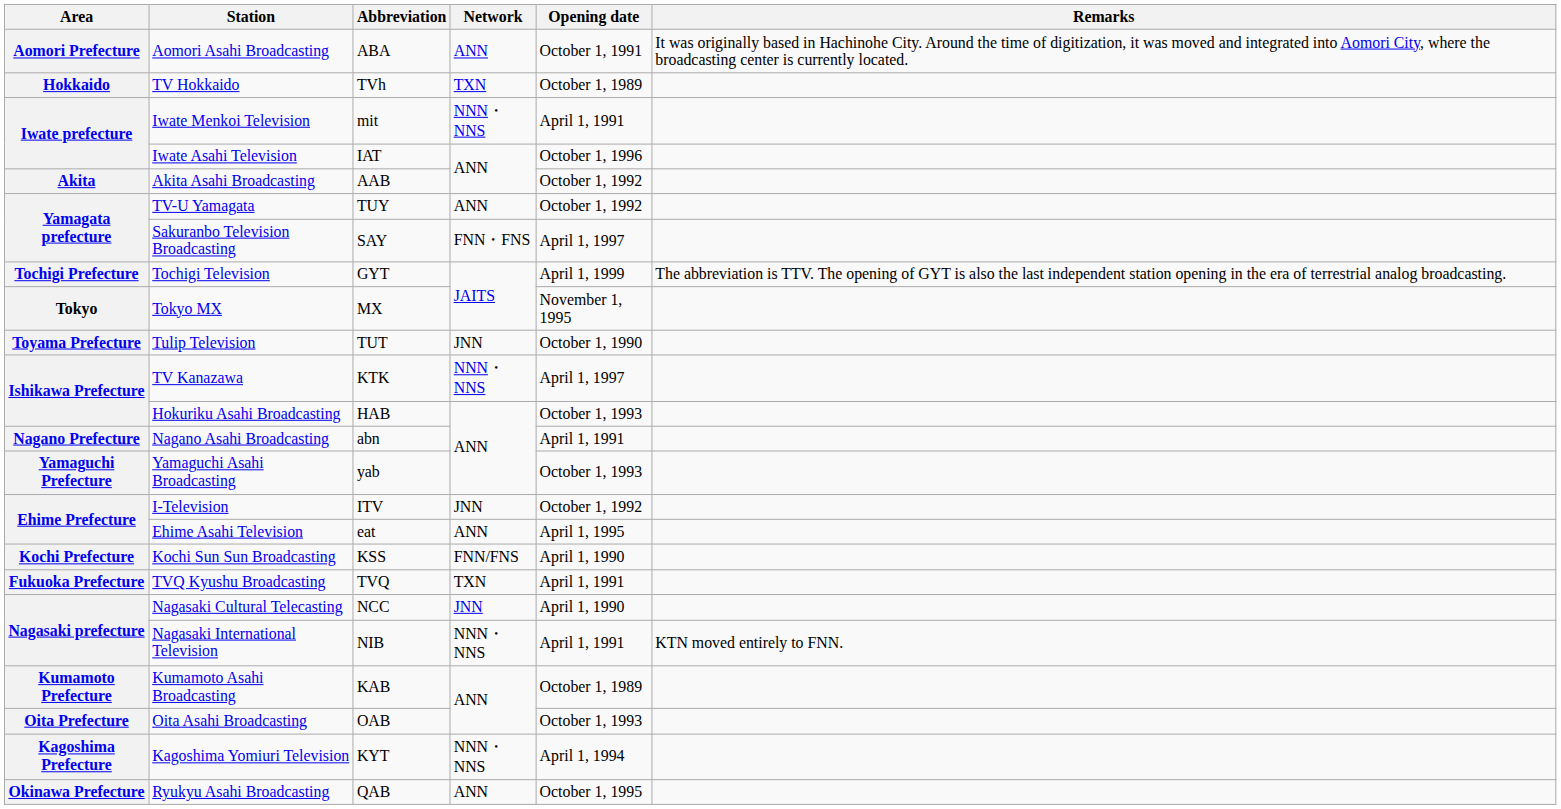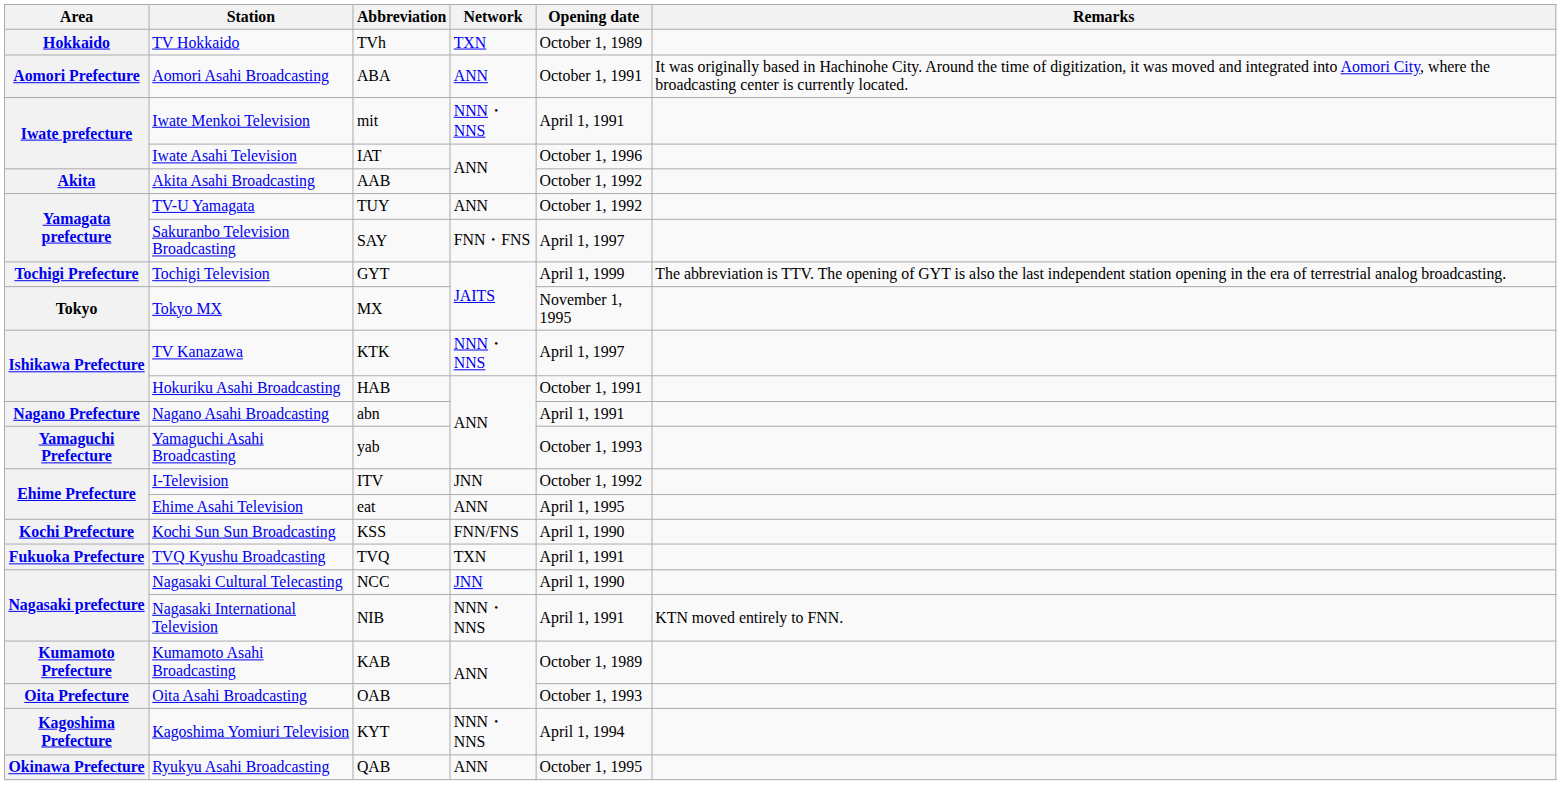rows swapped: (196, 85) <-> (241, 51)
- row: (204, 342)
(591, 413) October 1, 1993 -> (591, 388) October 1, 1991
